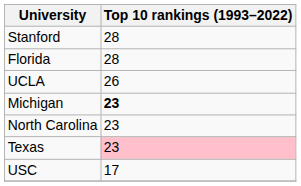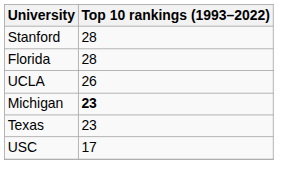- row: (53, 125)
(112, 147) pink background -> (89, 125) no background
